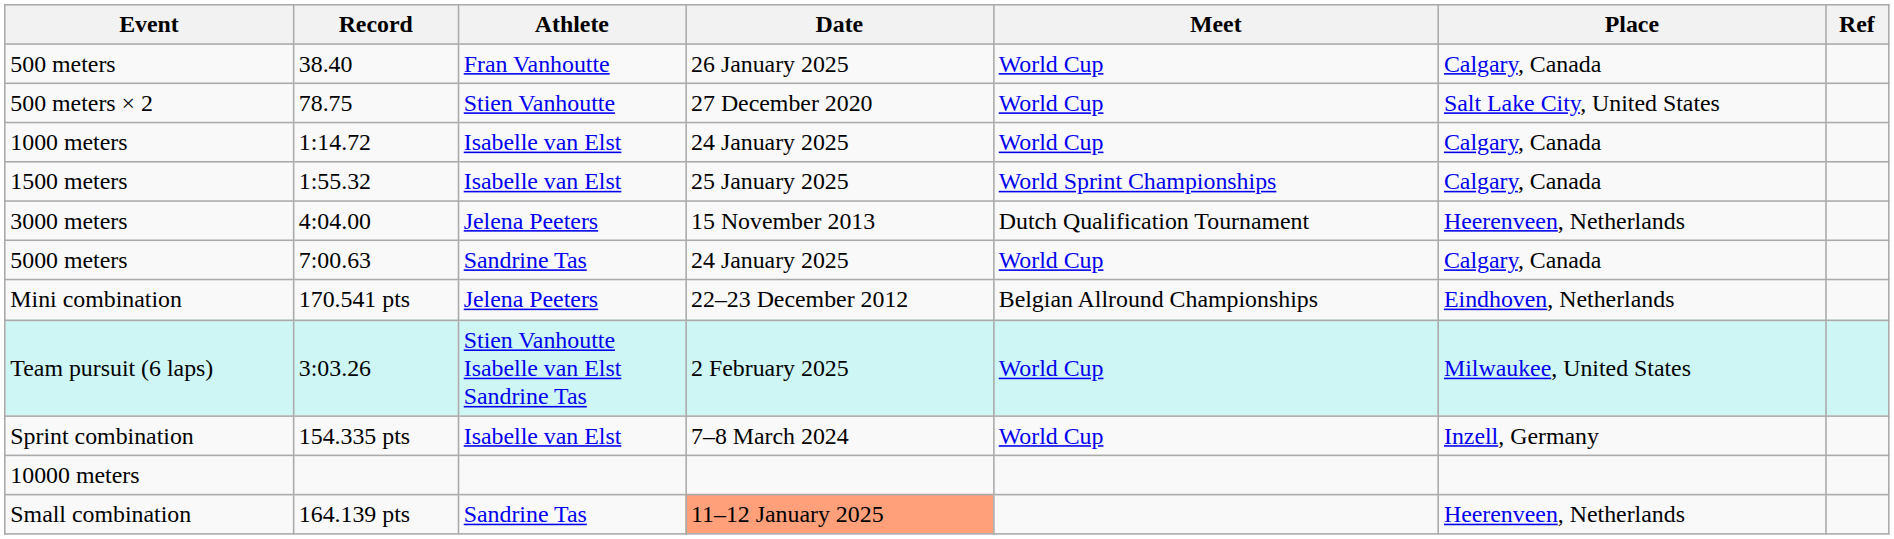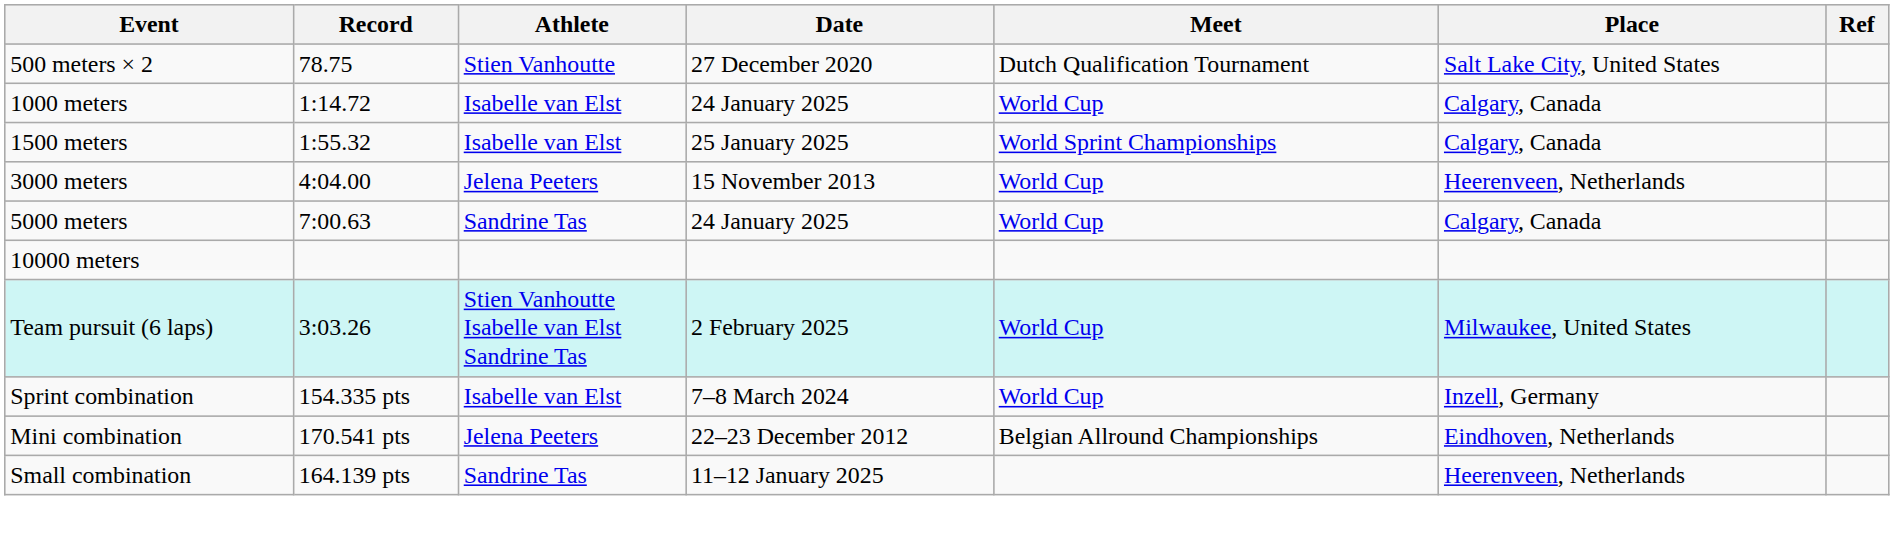- row: (63, 63)
(1051, 103) World Cup -> (1154, 63) Dutch Qualification Tournament
(1154, 221) Dutch Qualification Tournament -> (1051, 181) World Cup
rows swapped: (75, 474) <-> (96, 299)
(787, 513) lightsalmon background -> (787, 474) no background
